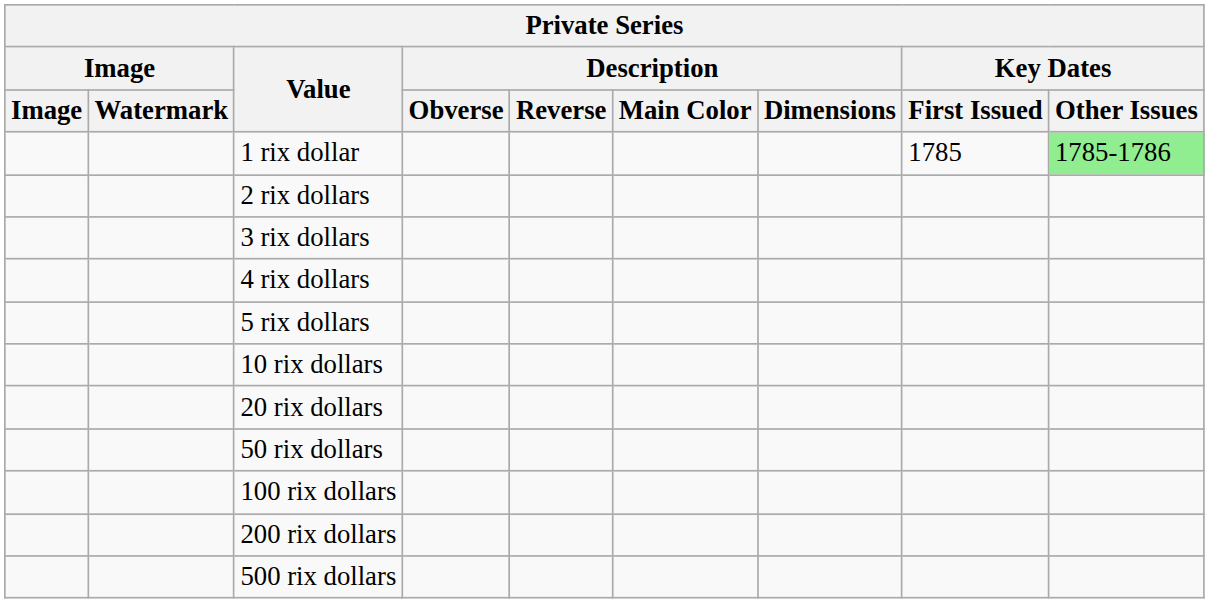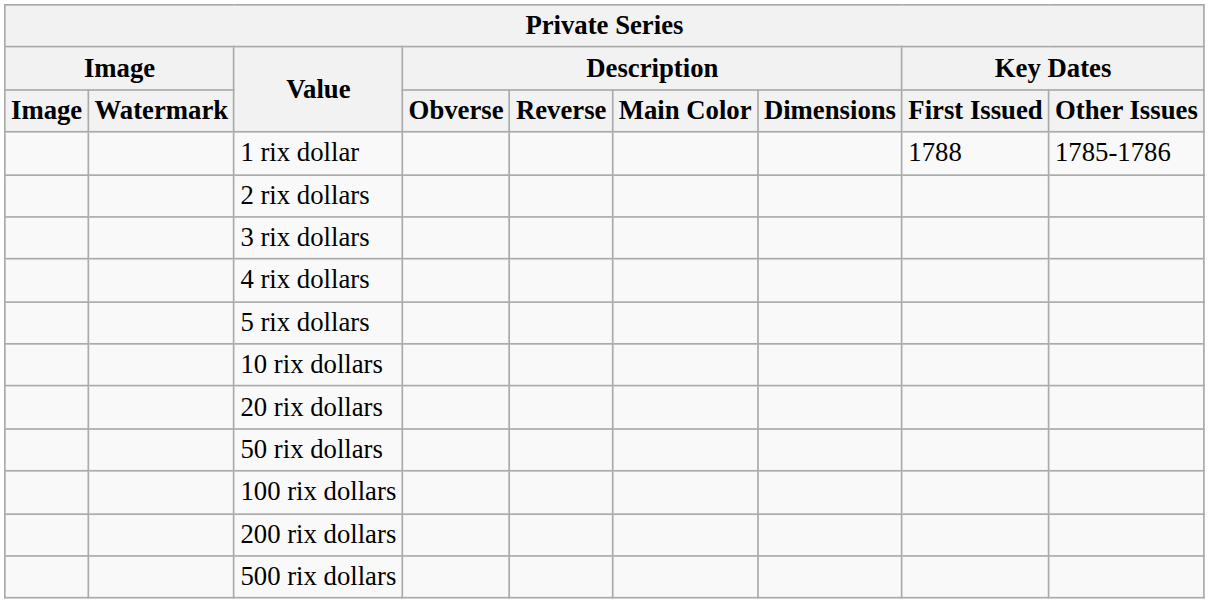(935, 152) 1785 -> (935, 152) 1788
(1113, 152) lightgreen background -> (1113, 152) no background
